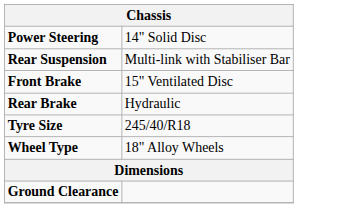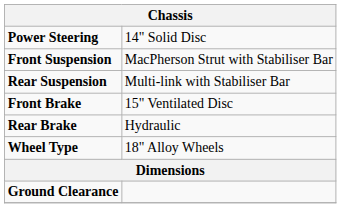+ row: (60, 59)
- row: (35, 125)
